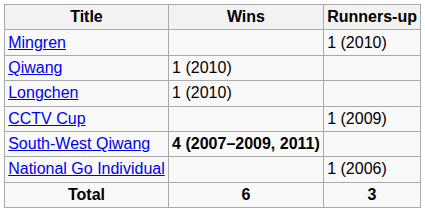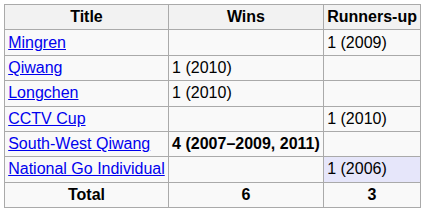(357, 42) 1 (2010) -> (357, 42) 1 (2009)
(357, 118) 1 (2009) -> (357, 118) 1 (2010)
(357, 169) no background -> (357, 169) lavender background
